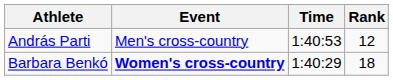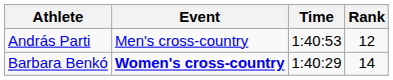(367, 64) 18 -> (367, 64) 14
